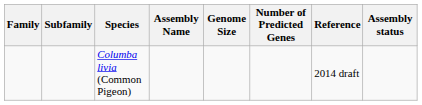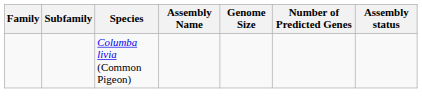- column: (337, 25)
